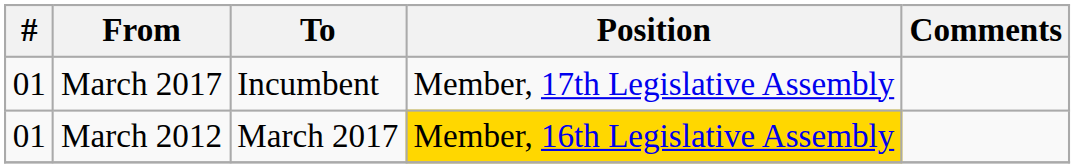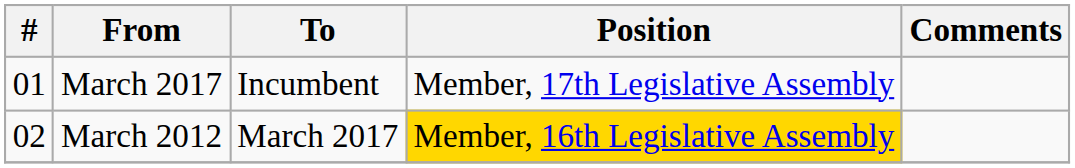(29, 135) 01 -> (29, 135) 02
